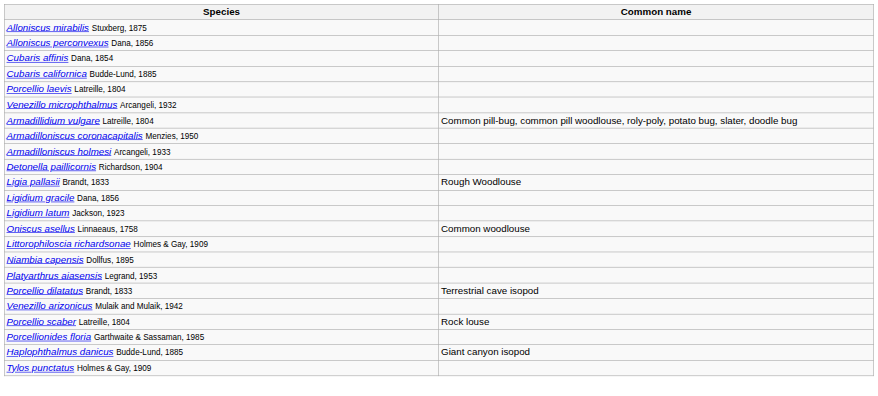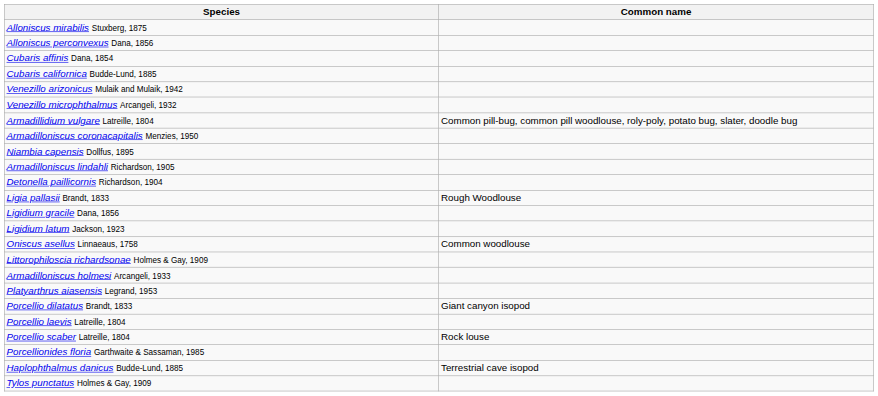rows swapped: (95, 306) <-> (66, 89)
rows swapped: (89, 151) <-> (70, 259)
+ row: (91, 167)
(490, 290) Terrestrial cave isopod -> (486, 306) Giant canyon isopod
(486, 352) Giant canyon isopod -> (490, 368) Terrestrial cave isopod
